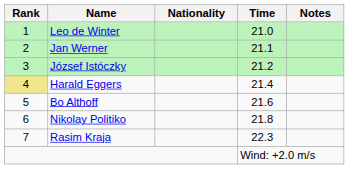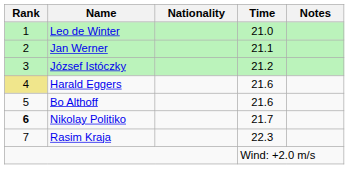(262, 84) 21.4 -> (262, 84) 21.6
(26, 119) normal -> (26, 119) bold
(262, 119) 21.8 -> (262, 119) 21.7
